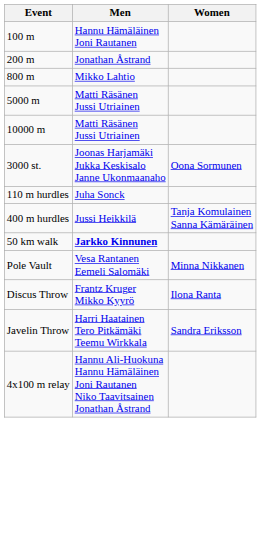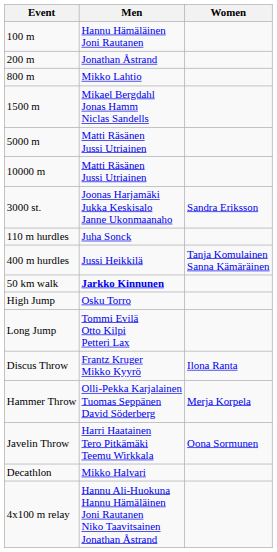+ row: (23, 106)
(206, 165) Oona Sormunen -> (223, 207) Sandra Eriksson
+ row: (31, 300)
- row: (29, 265)
+ row: (31, 330)
+ row: (42, 401)
(206, 330) Sandra Eriksson -> (223, 443) Oona Sormunen
+ row: (29, 472)
